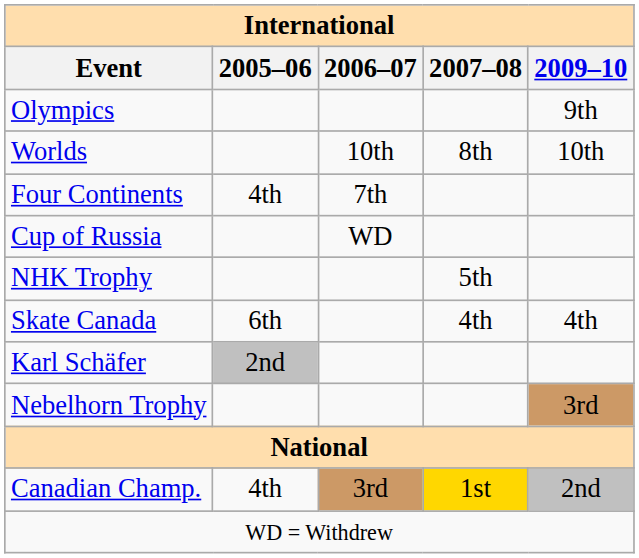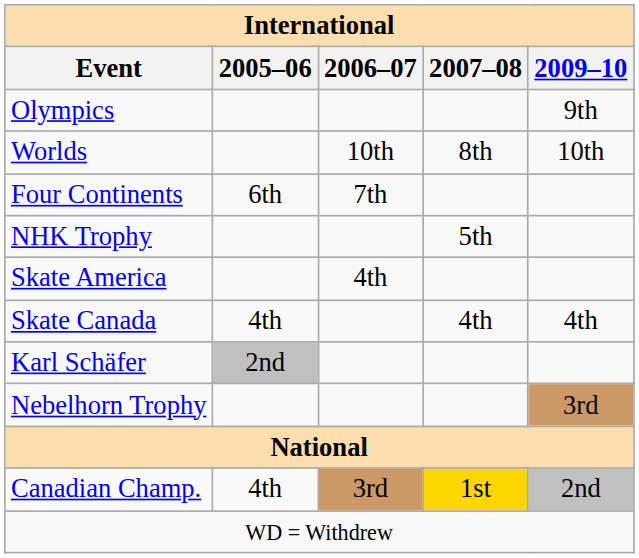(265, 194) 4th -> (265, 194) 6th
- row: (86, 236)
+ row: (89, 278)
(265, 320) 6th -> (265, 320) 4th
